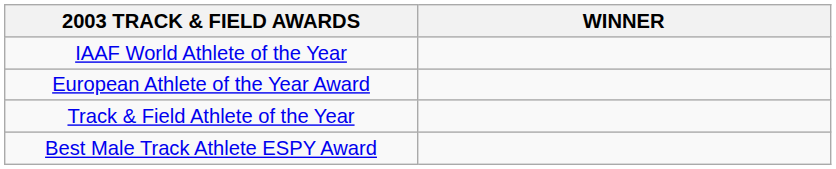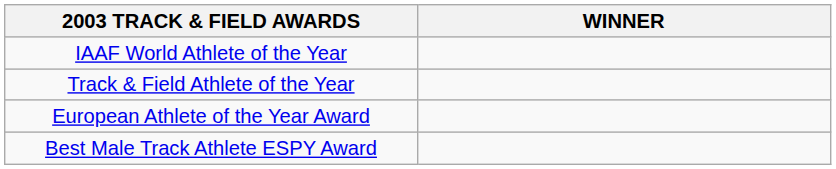rows swapped: (211, 117) <-> (211, 85)
